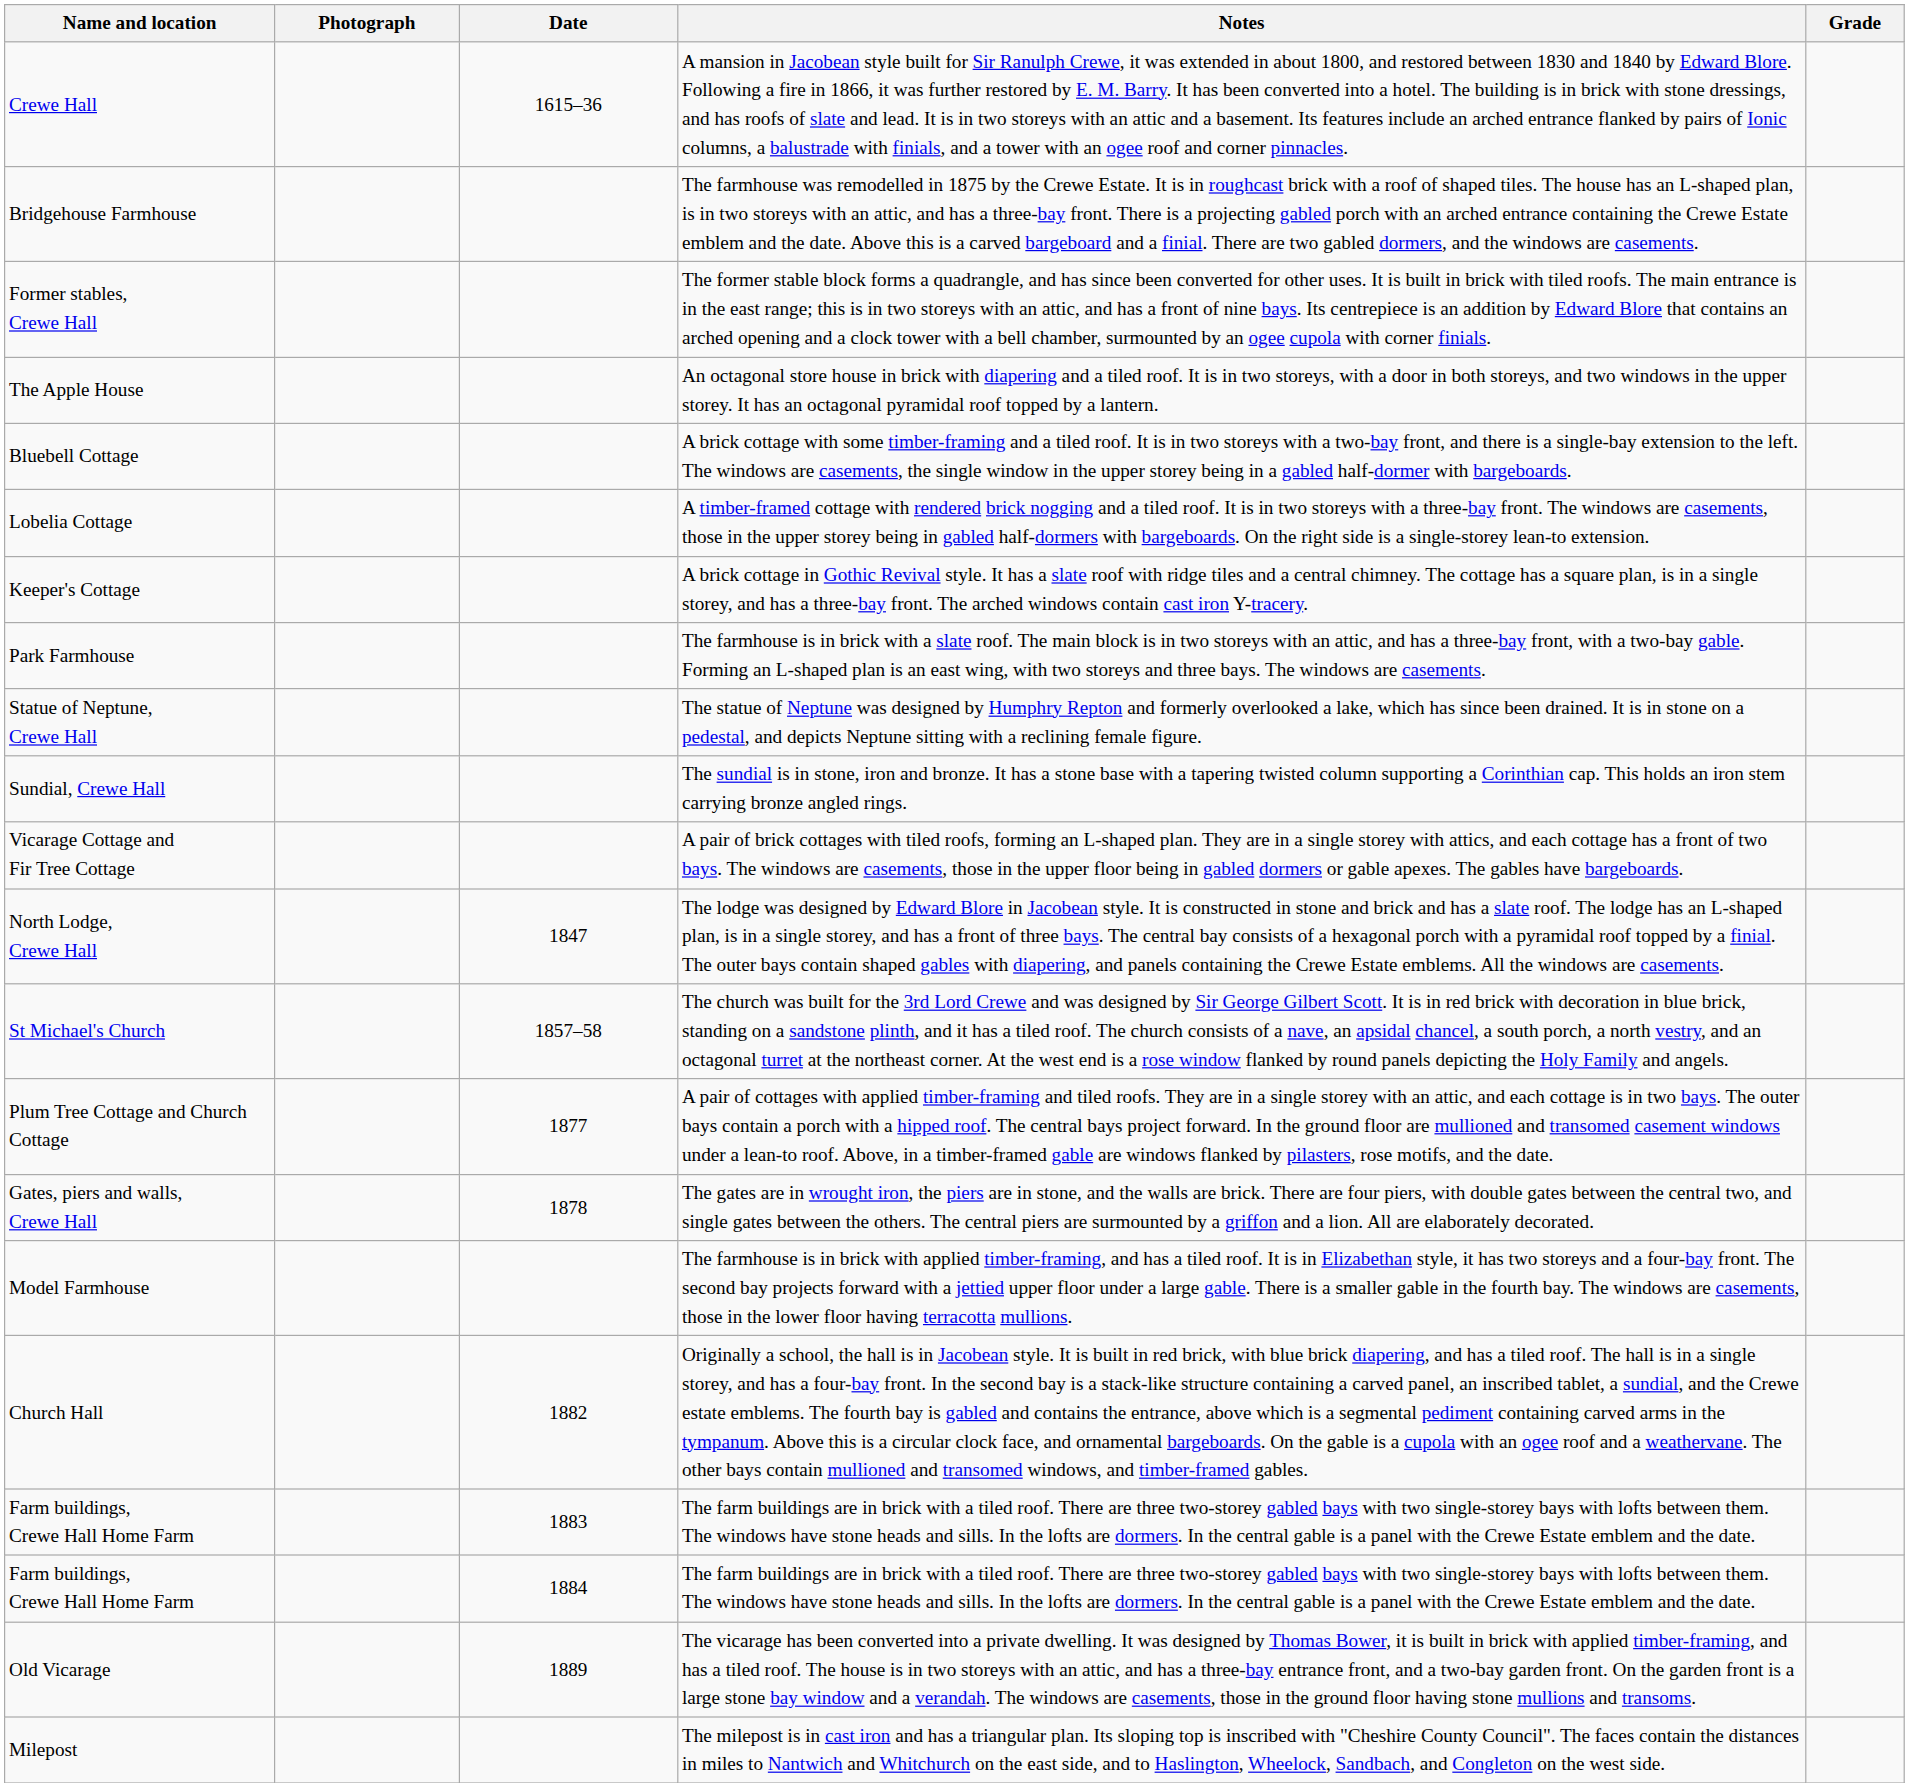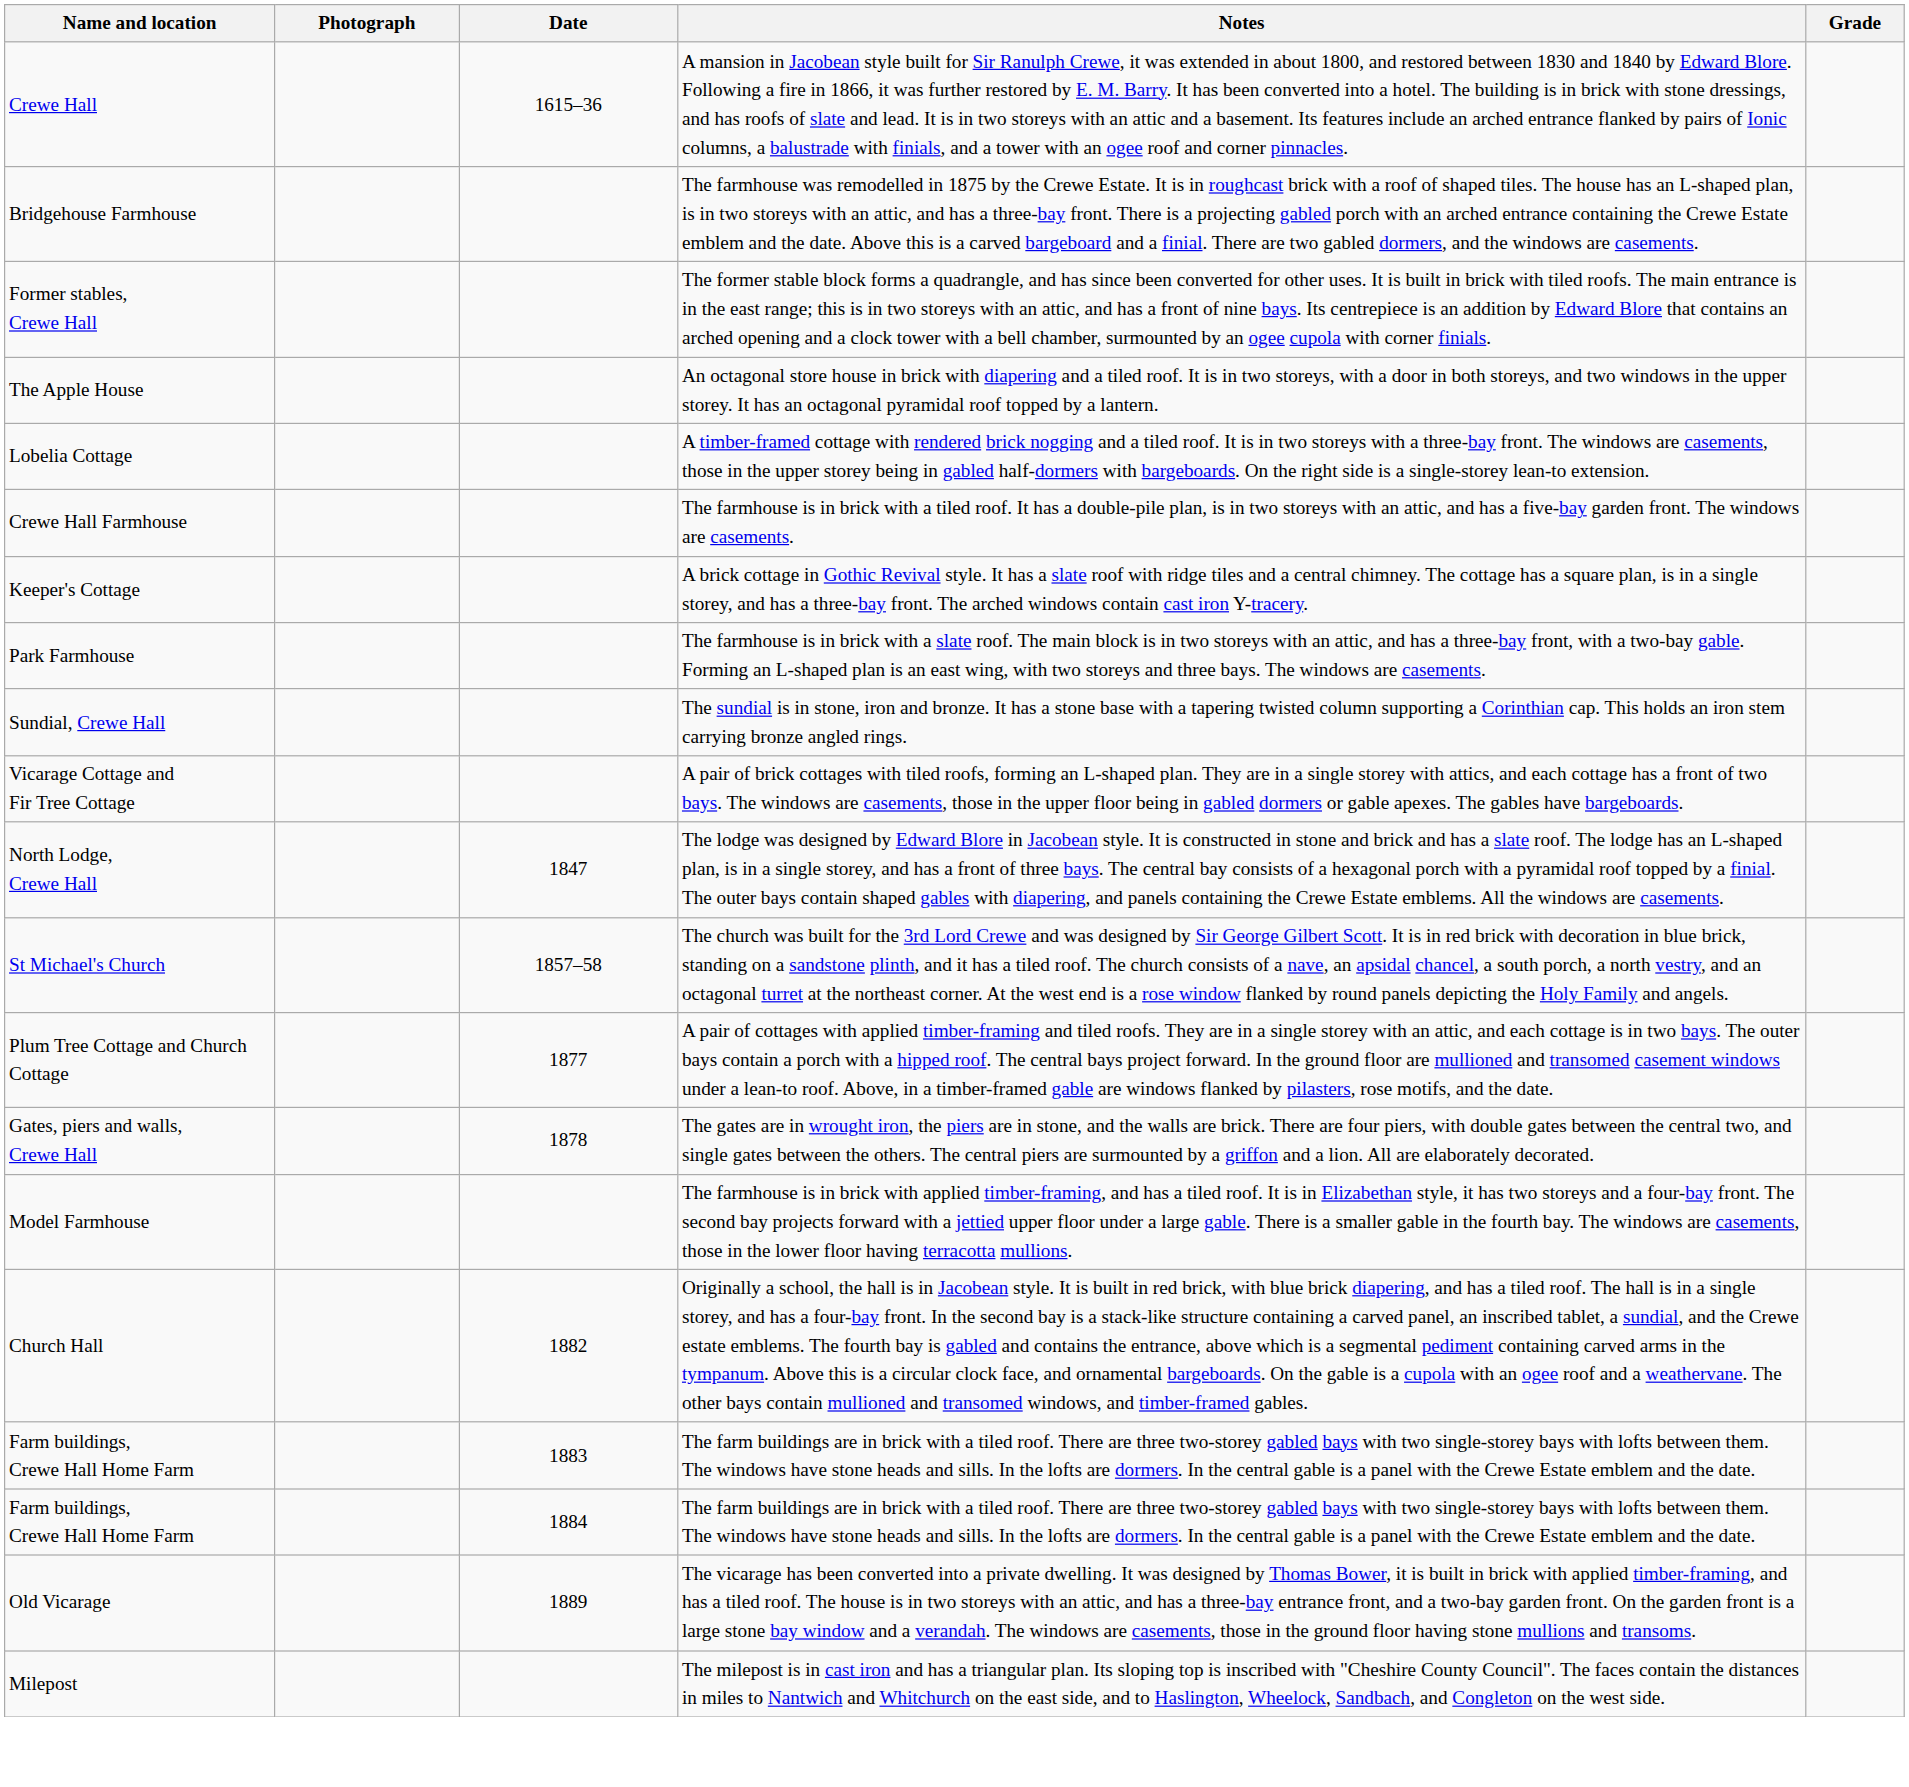- row: (74, 456)
+ row: (98, 522)
- row: (81, 722)
